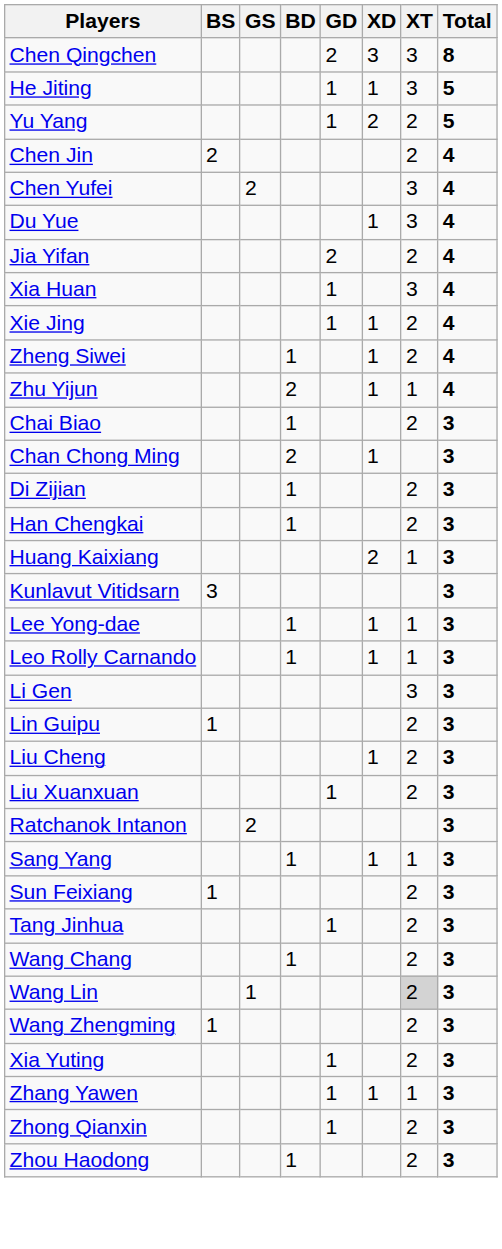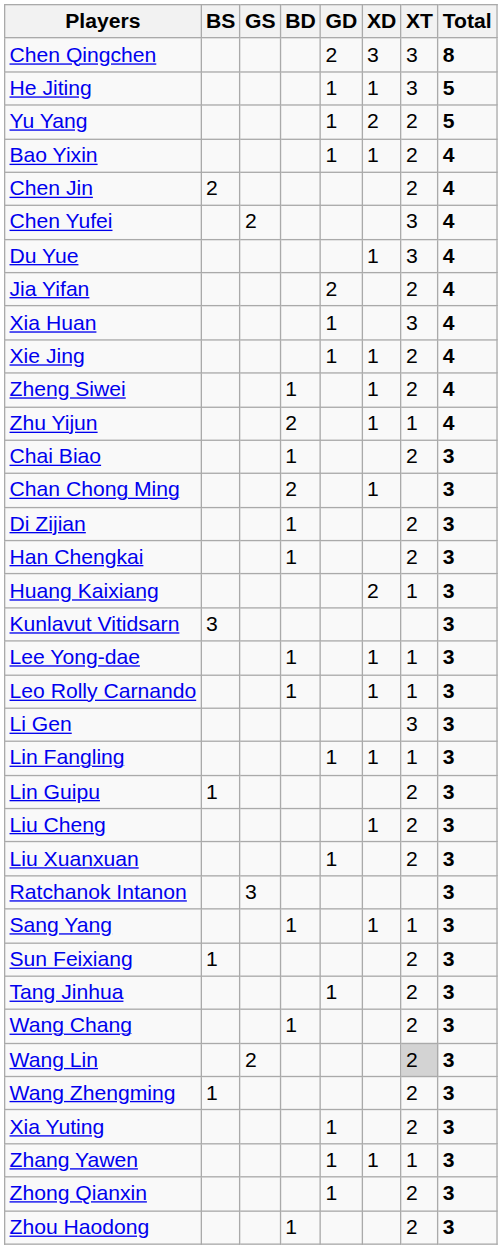+ row: (54, 155)
+ row: (67, 758)
(251, 825) 2 -> (251, 892) 3
(251, 992) 1 -> (251, 1059) 2
